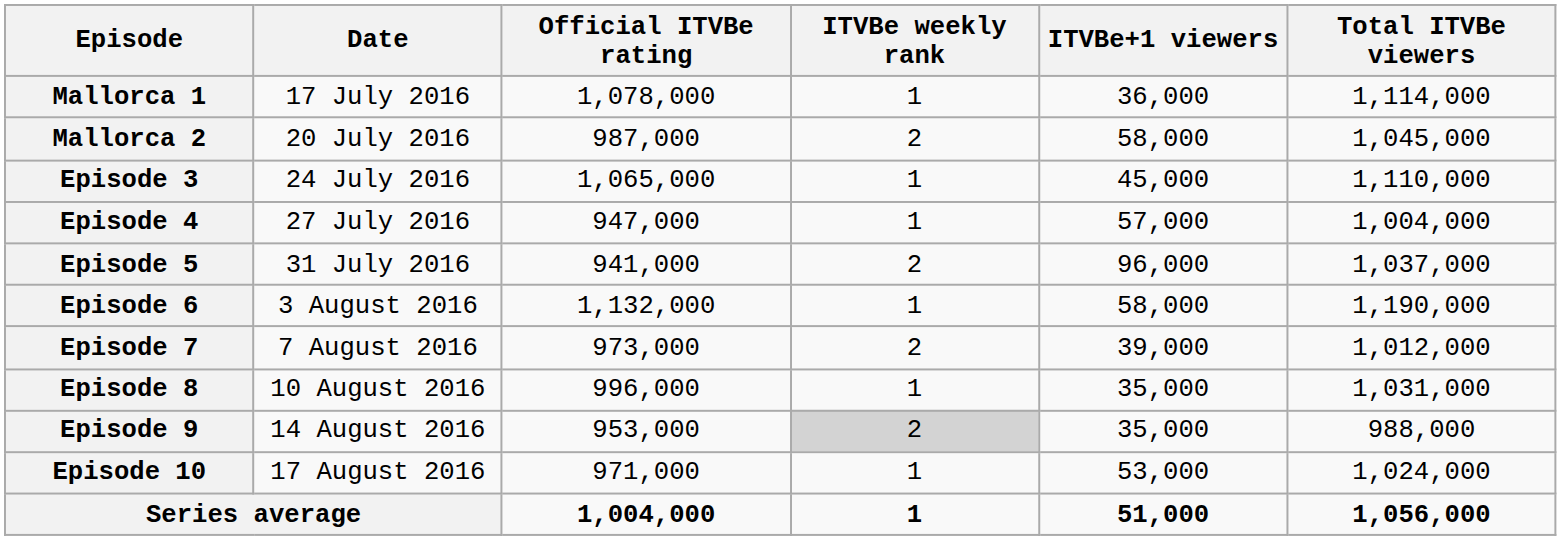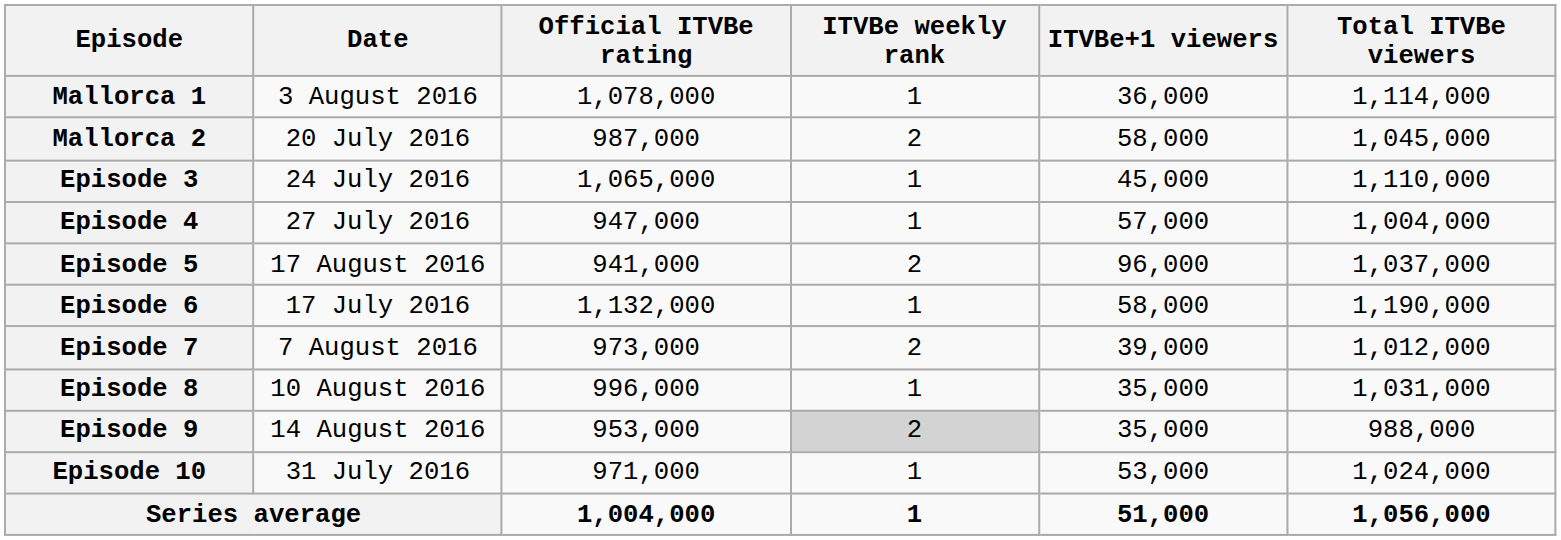(378, 97) 17 July 2016 -> (378, 97) 3 August 2016
(378, 264) 31 July 2016 -> (378, 264) 17 August 2016
(378, 306) 3 August 2016 -> (378, 306) 17 July 2016
(378, 473) 17 August 2016 -> (378, 473) 31 July 2016
